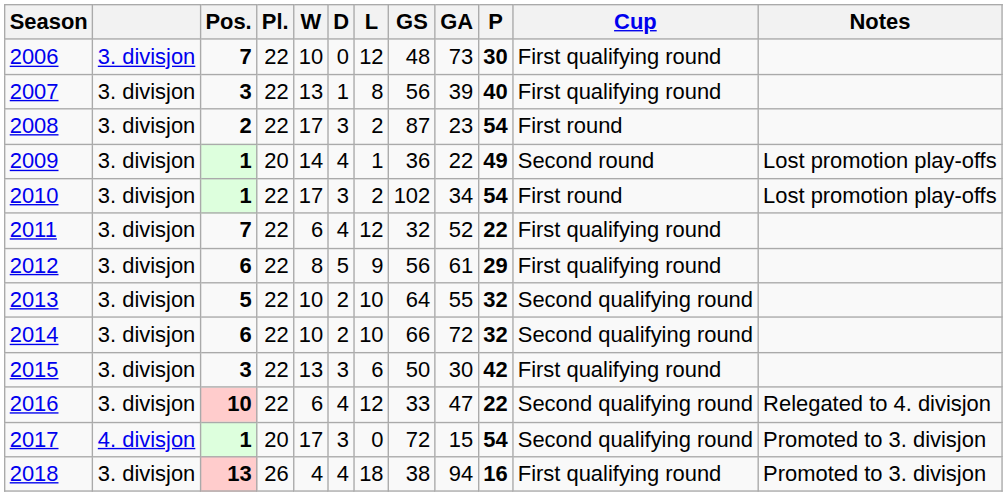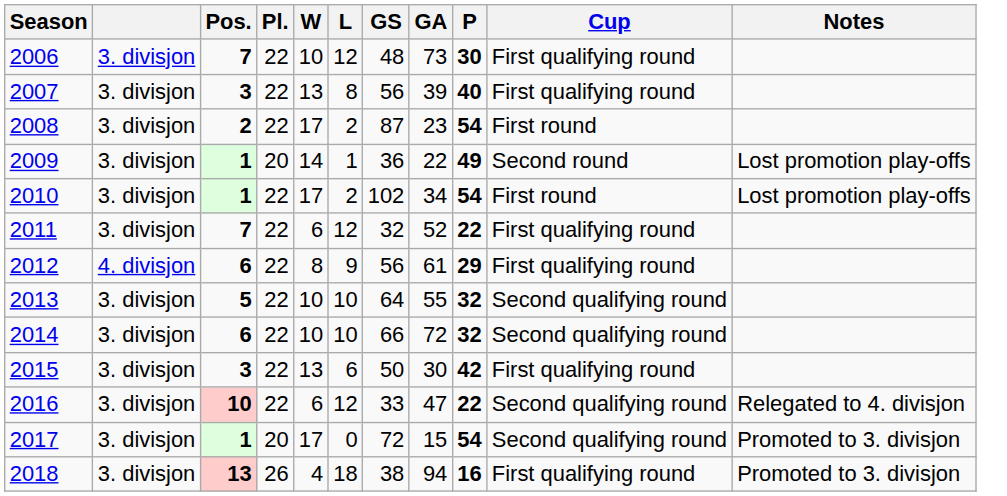- column: (341, 21)
(147, 265) 3. divisjon -> (147, 265) 4. divisjon
(147, 439) 4. divisjon -> (147, 439) 3. divisjon
